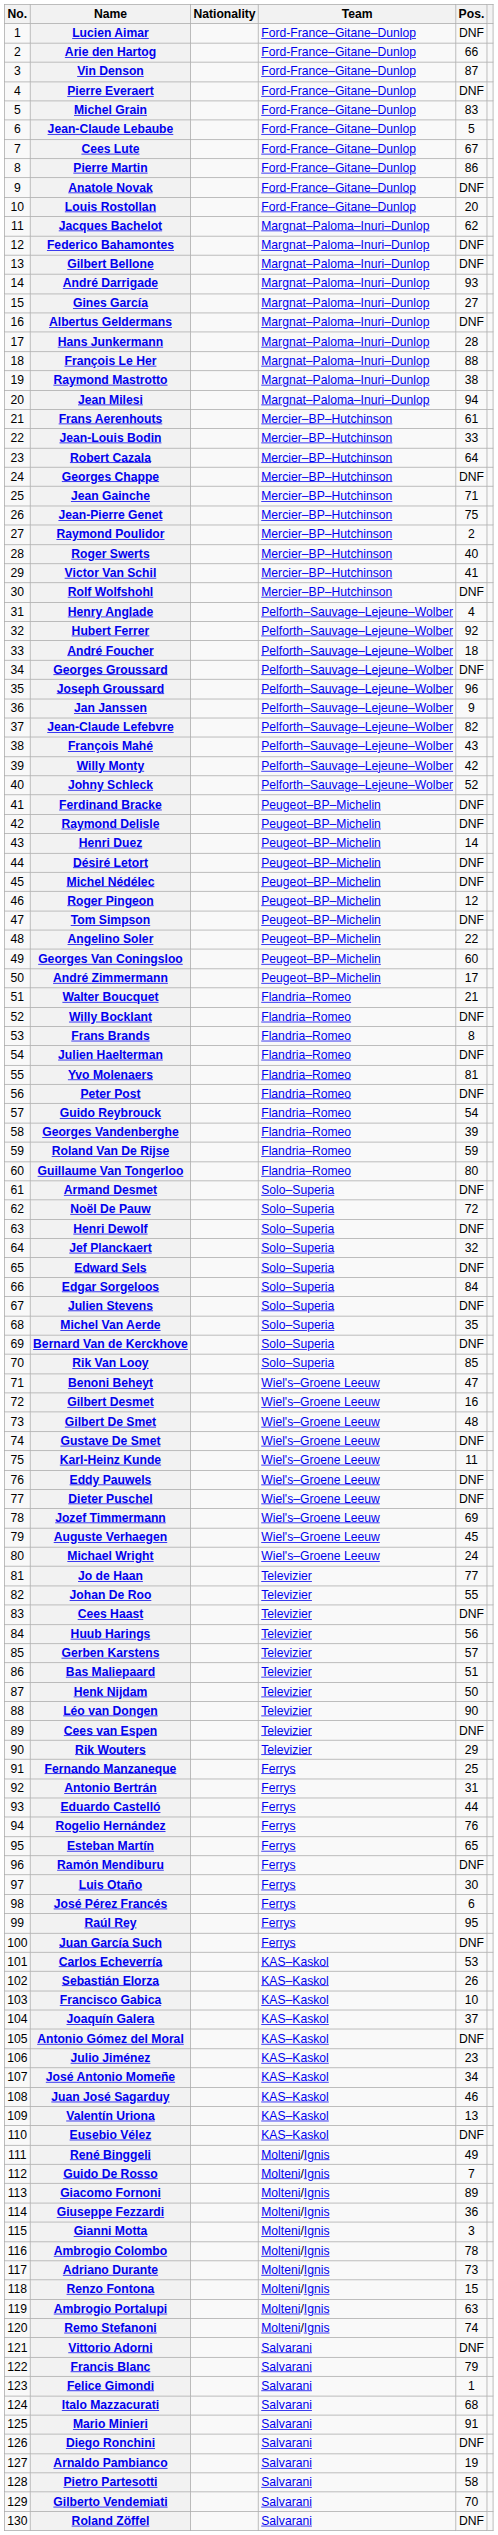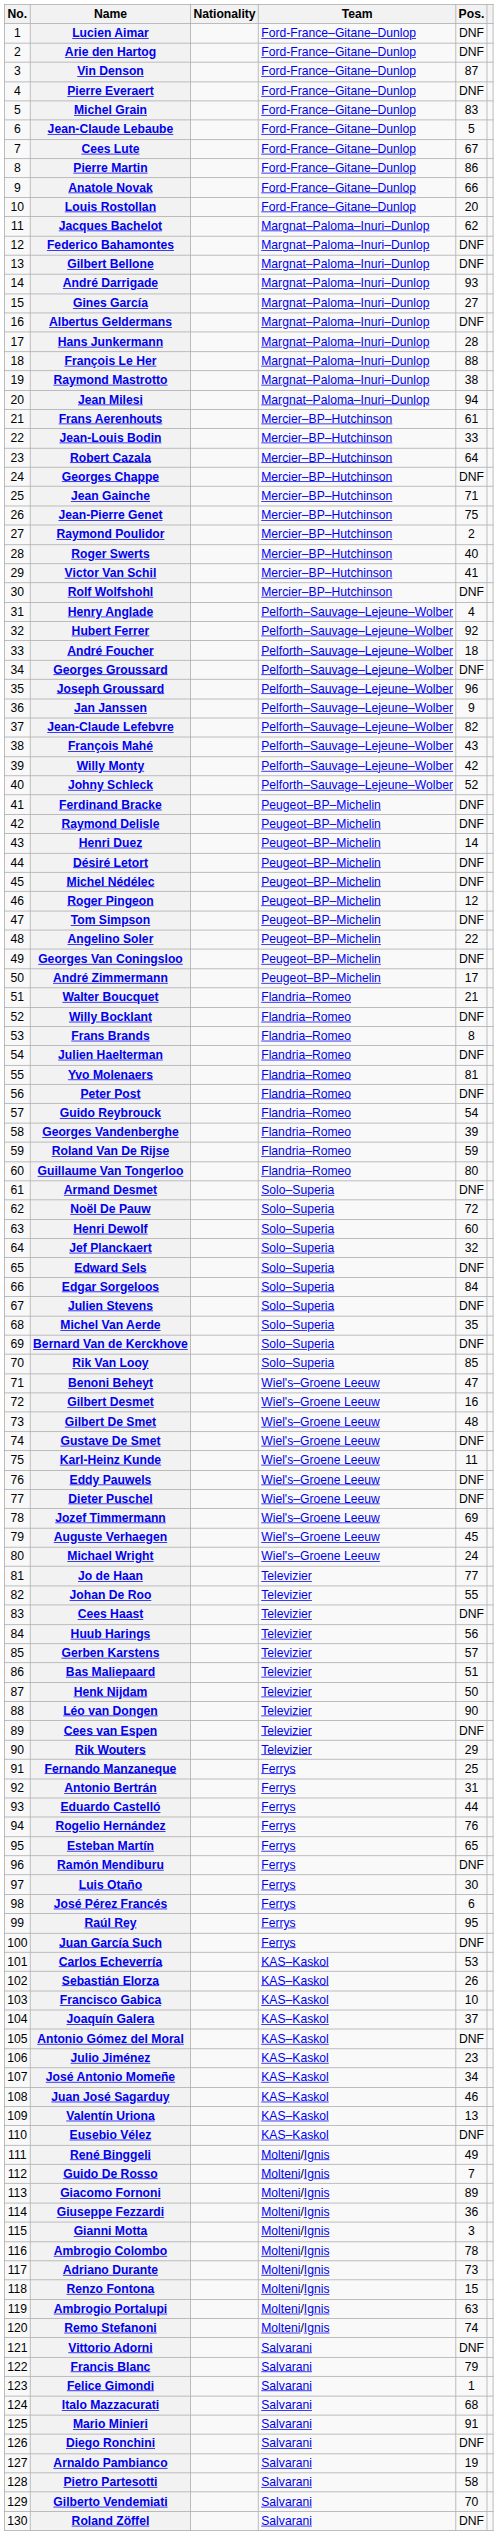(471, 52) 66 -> (471, 52) DNF
(471, 187) DNF -> (471, 187) 66
(471, 959) 60 -> (471, 959) DNF
(471, 1229) DNF -> (471, 1229) 60
